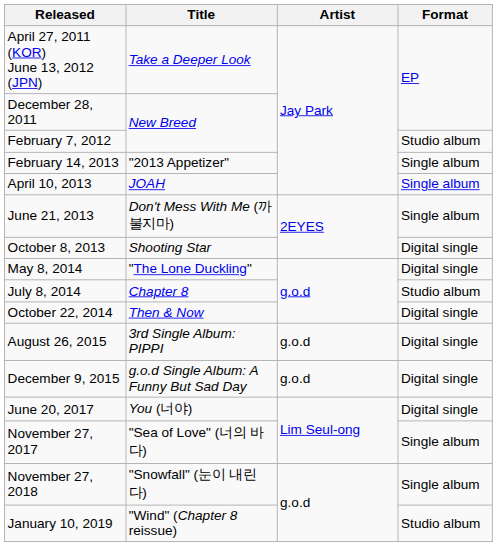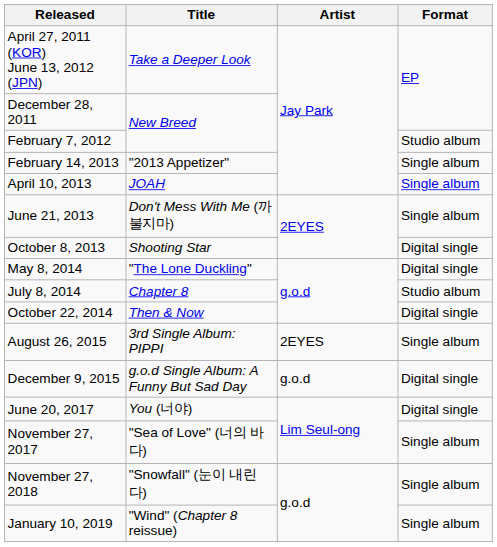(295, 341) g.o.d -> (302, 341) 2EYES
(440, 341) Digital single -> (440, 341) Single album
(441, 523) Studio album -> (440, 523) Single album
